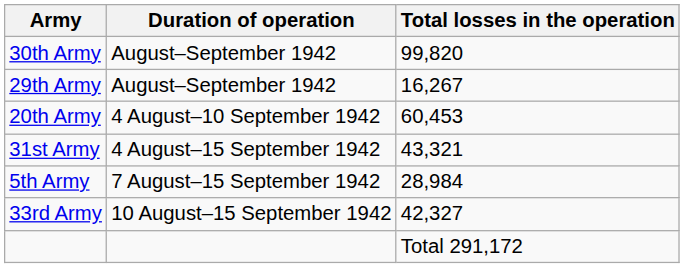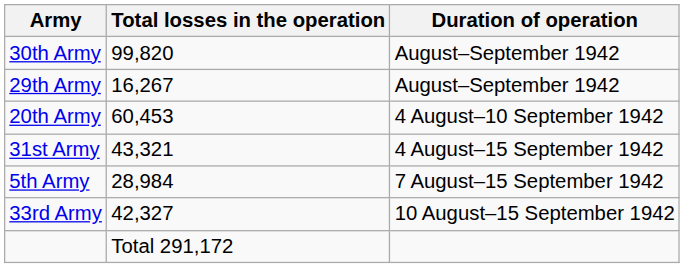columns swapped: (251, 20) <-> (538, 20)
